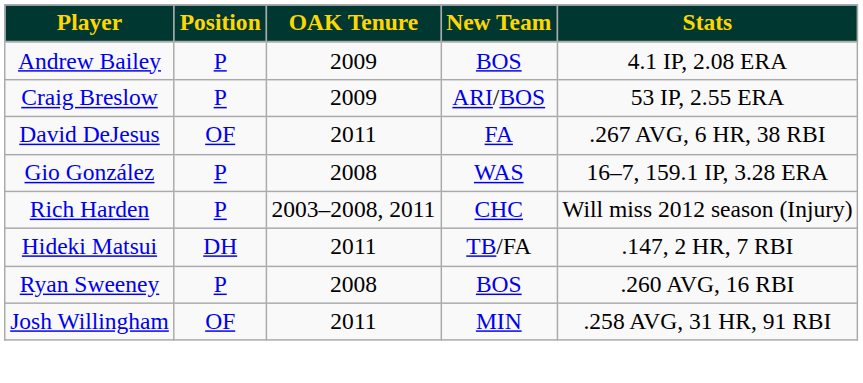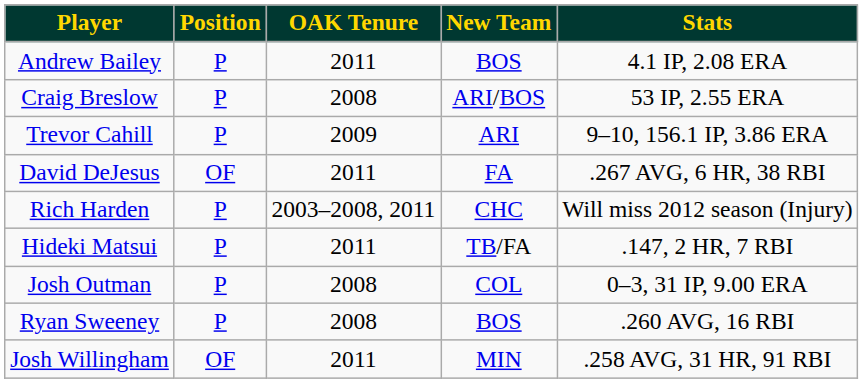(353, 60) 2009 -> (353, 60) 2011
(353, 97) 2009 -> (353, 97) 2008
+ row: (90, 135)
- row: (89, 172)
(220, 246) DH -> (220, 246) P
+ row: (89, 284)
